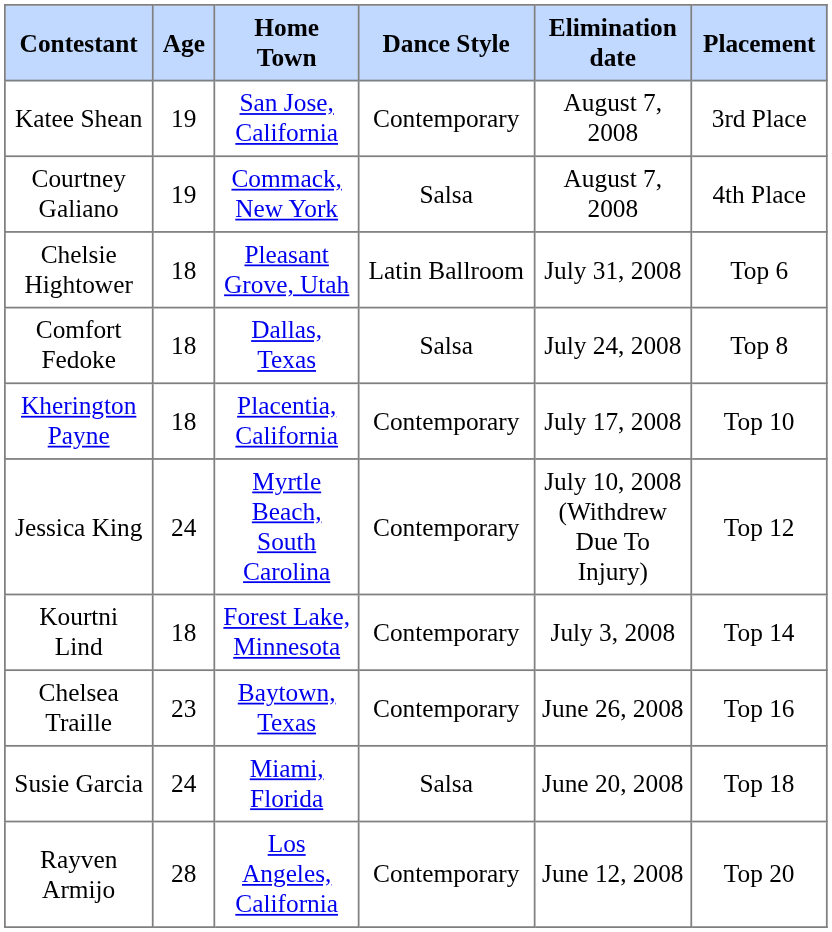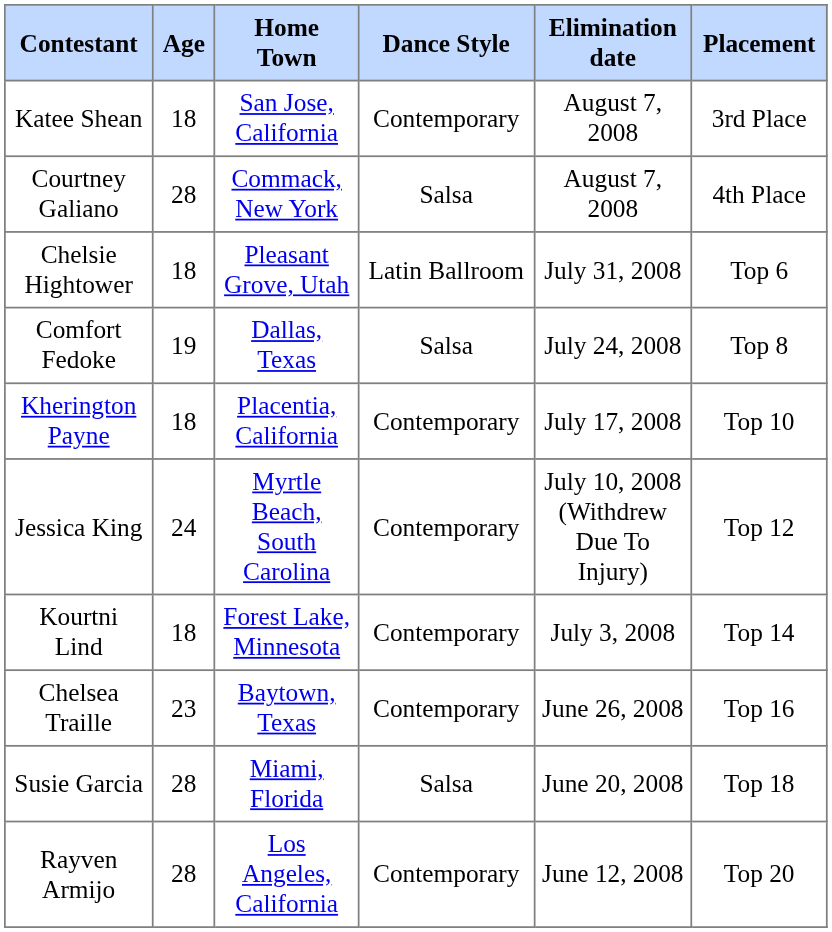(184, 118) 19 -> (184, 118) 18
(184, 193) 19 -> (184, 193) 28
(184, 345) 18 -> (184, 345) 19
(184, 783) 24 -> (184, 783) 28
